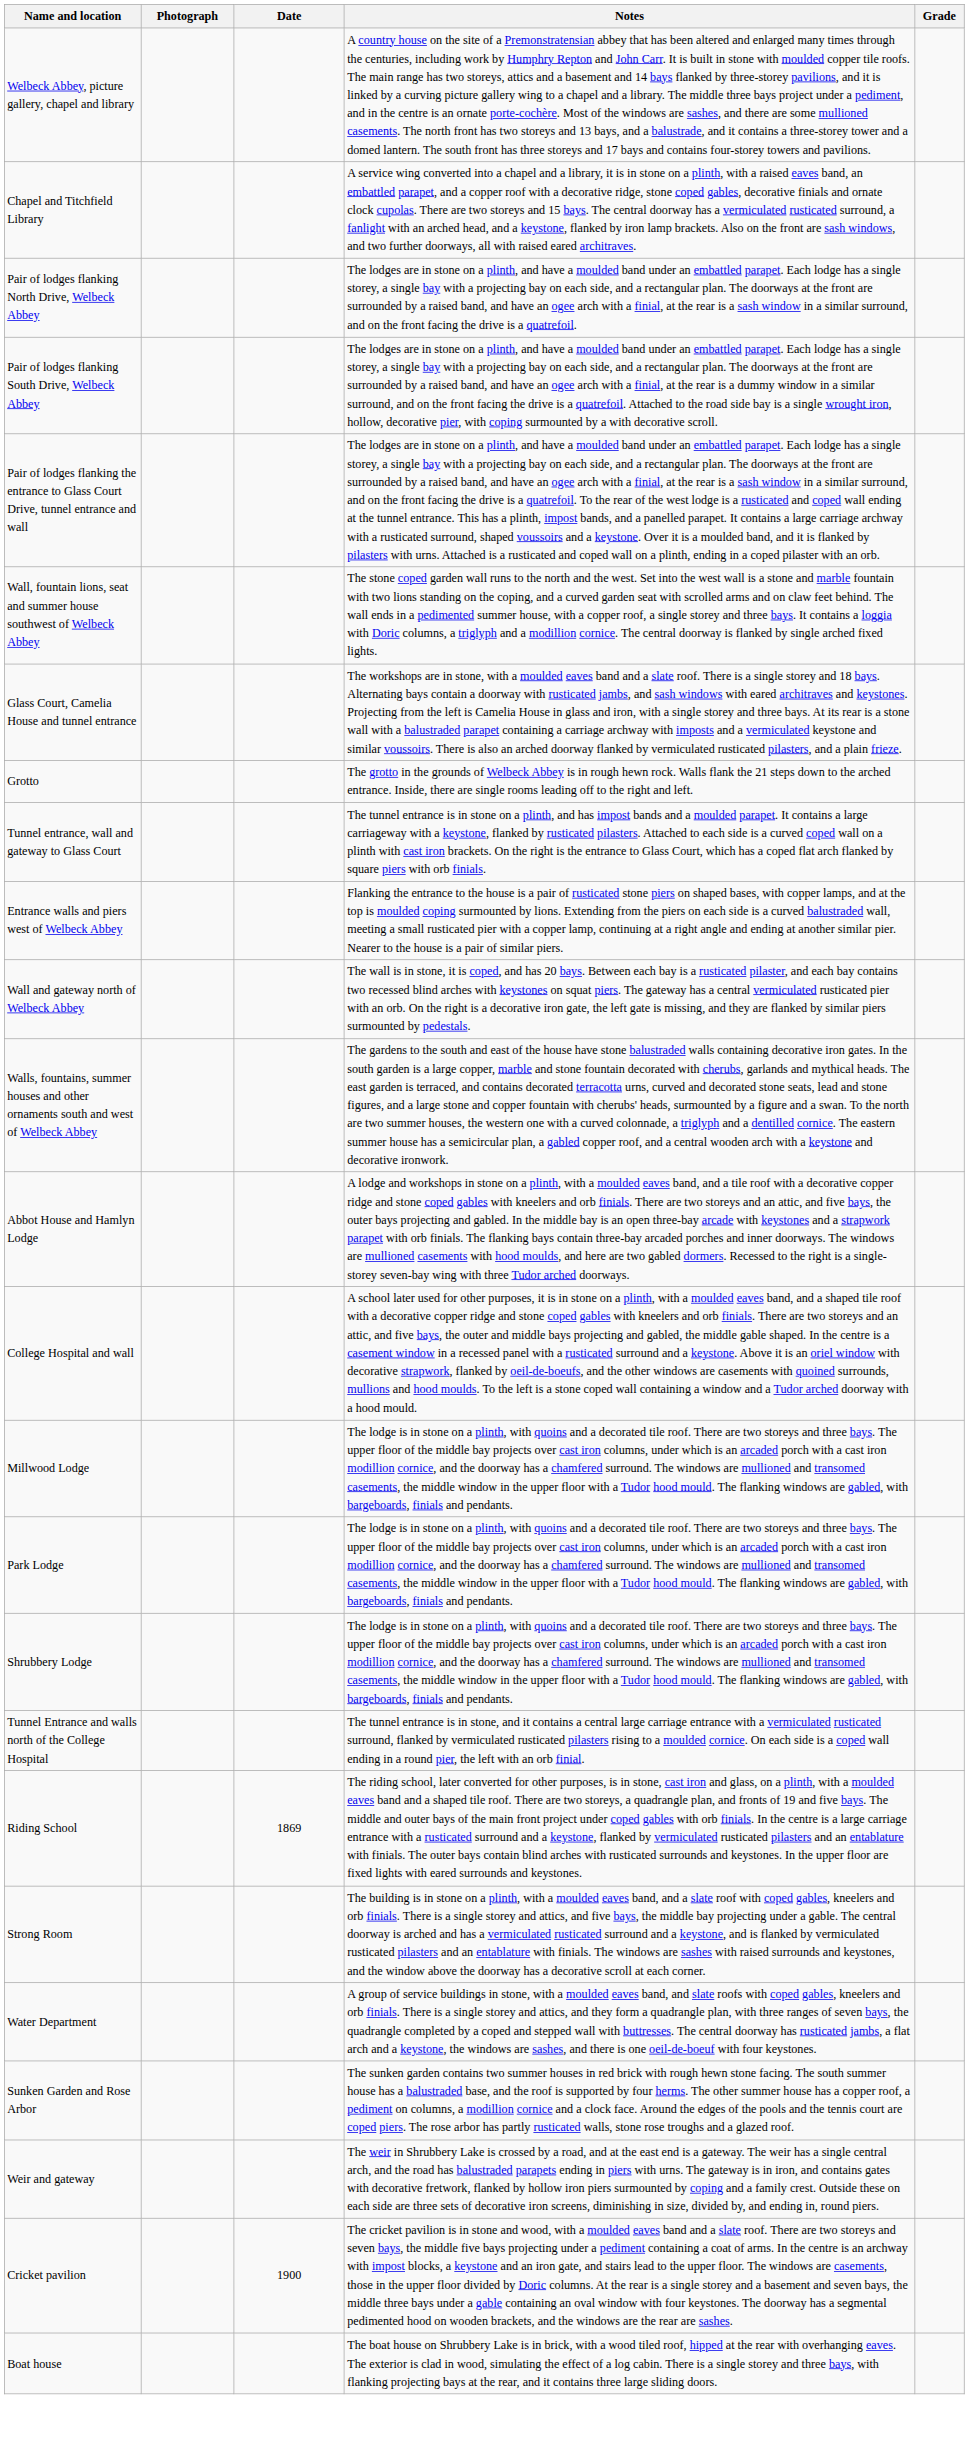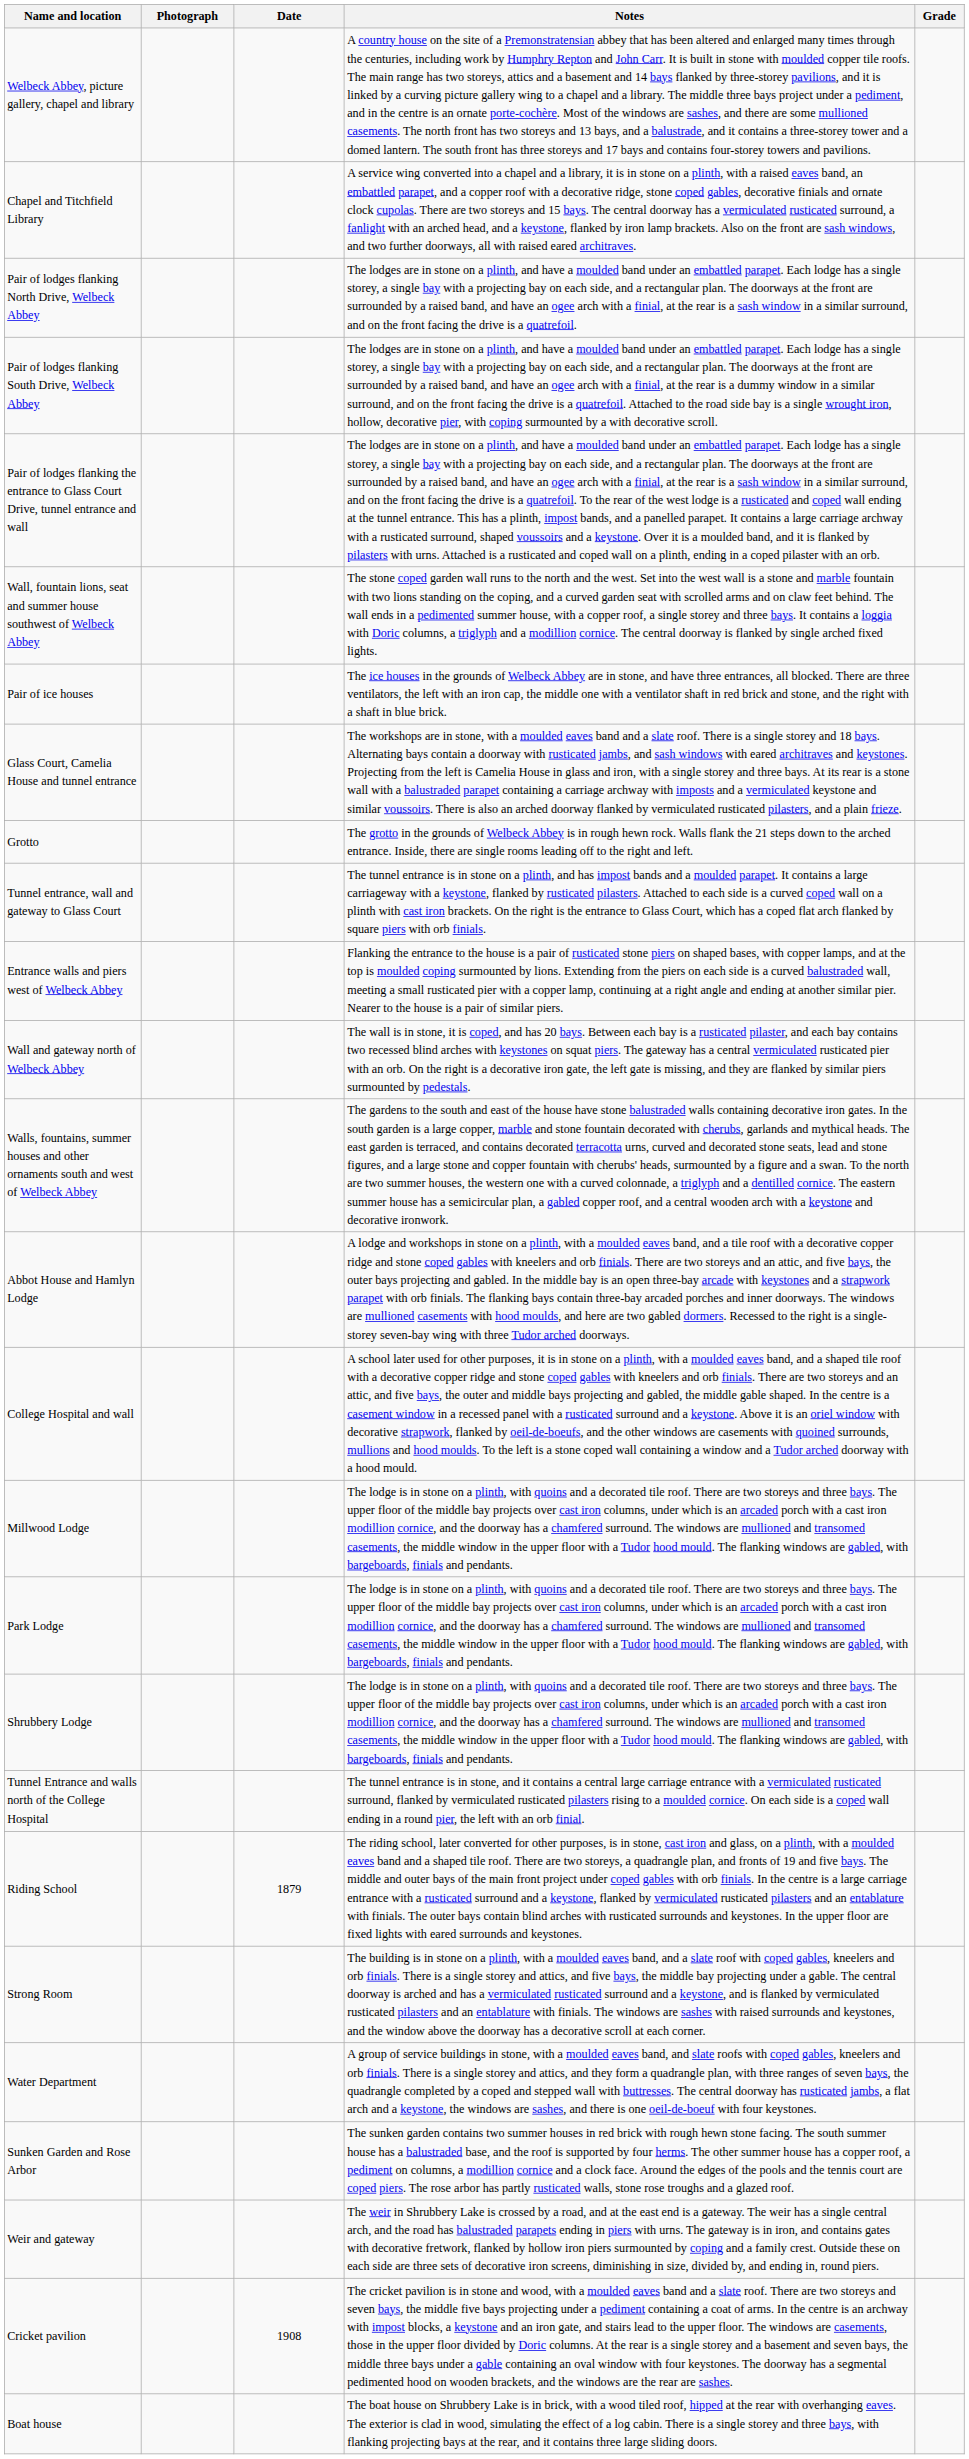+ row: (50, 694)
(289, 1828) 1869 -> (289, 1888) 1879
(289, 2275) 1900 -> (289, 2336) 1908
